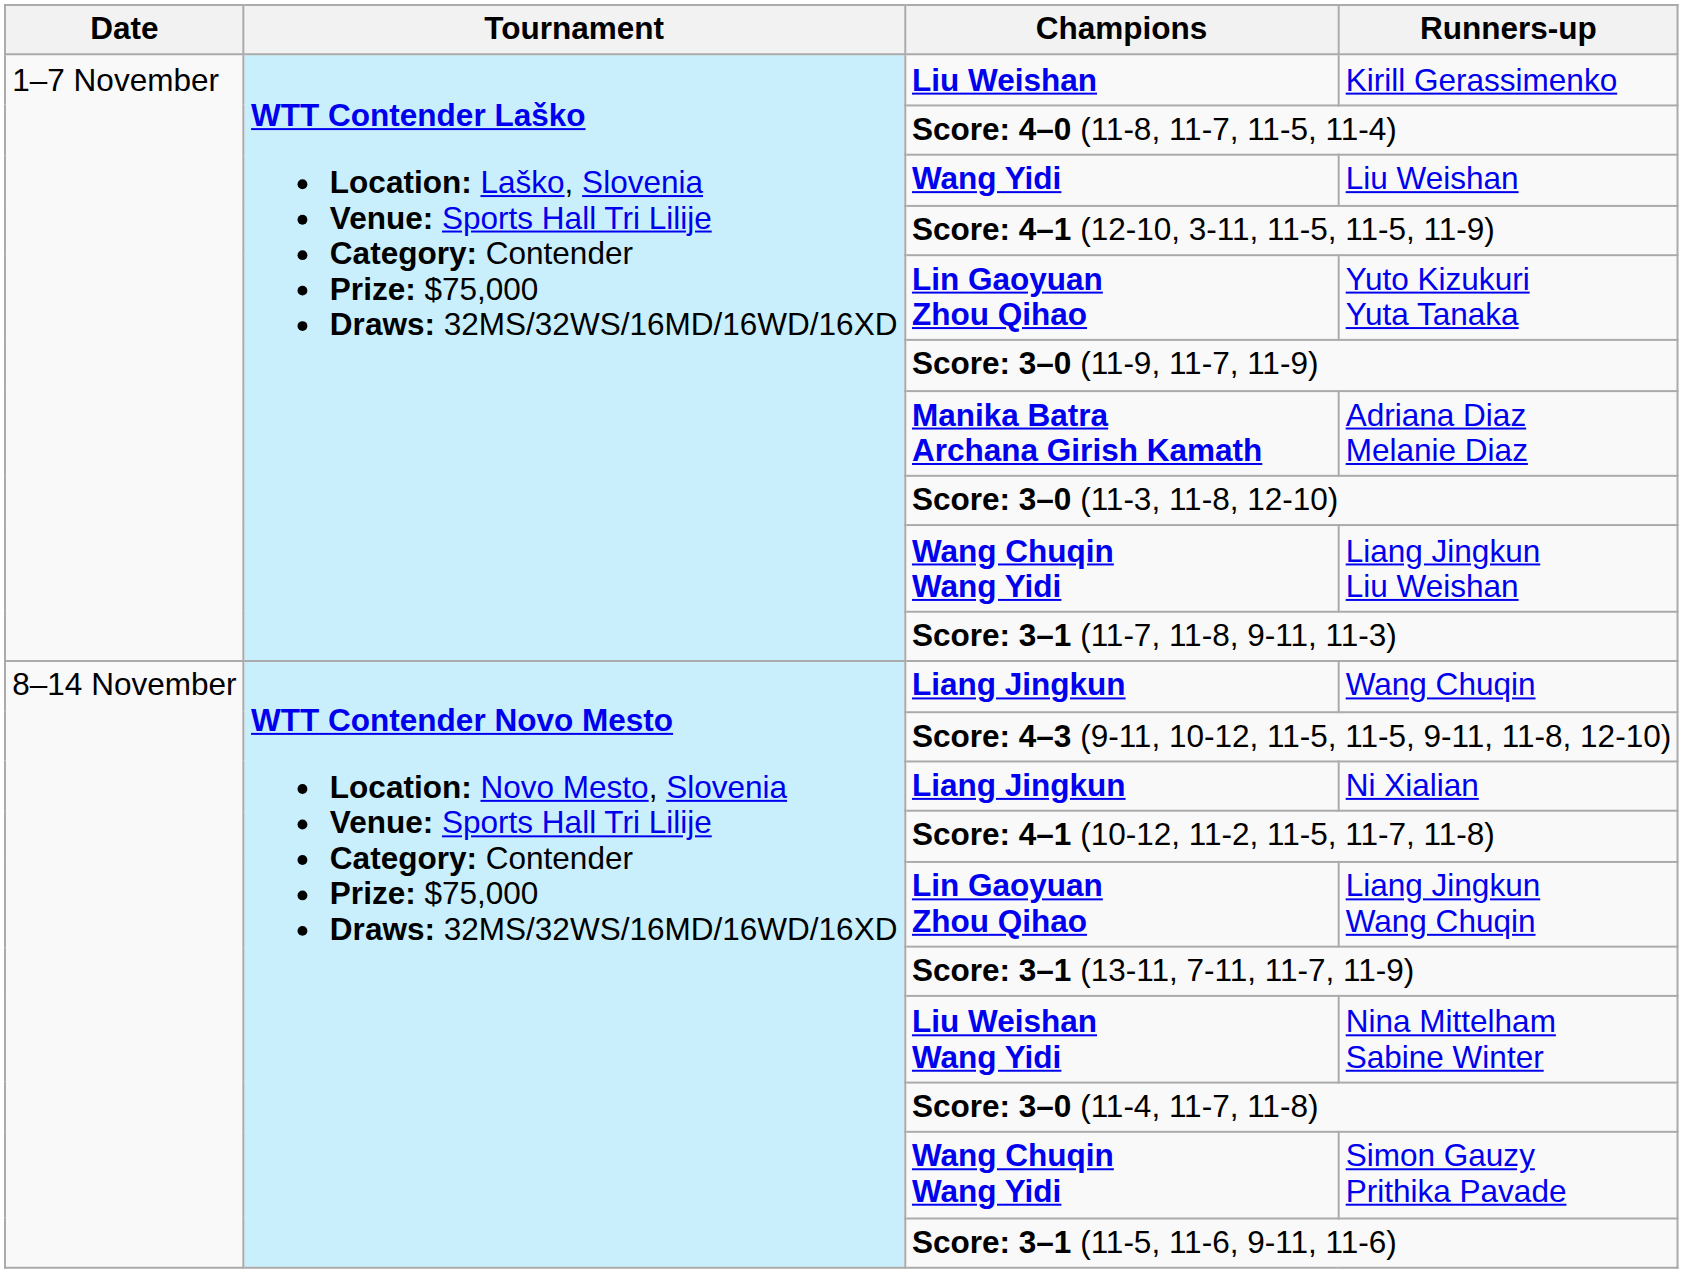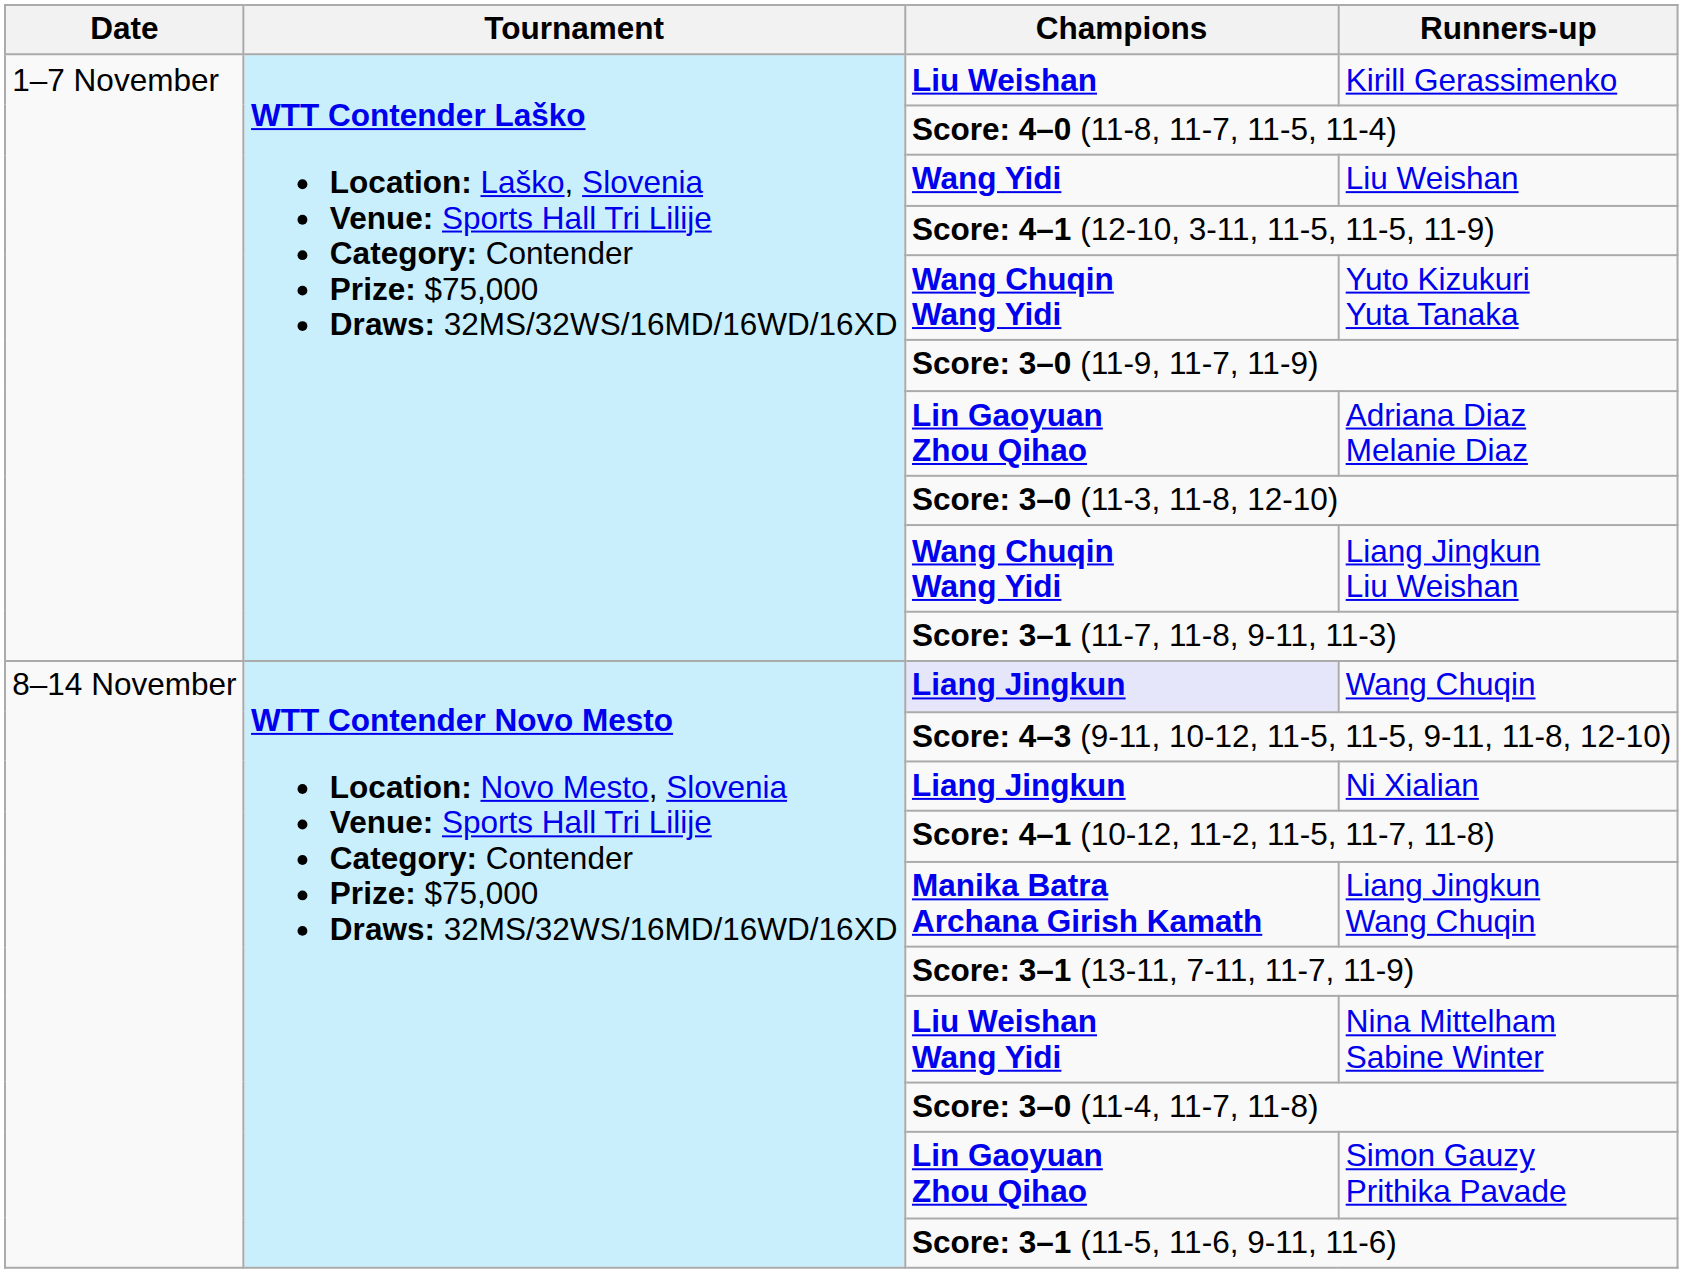(1007, 297) Lin Gaoyuan Zhou Qihao -> (1013, 297) Wang Chuqin Wang Yidi
(1087, 432) Manika Batra Archana Girish Kamath -> (1007, 432) Lin Gaoyuan Zhou Qihao
(1019, 685) no background -> (1019, 685) lavender background
(1007, 903) Lin Gaoyuan Zhou Qihao -> (1087, 903) Manika Batra Archana Girish Kamath
(1013, 1174) Wang Chuqin Wang Yidi -> (1007, 1174) Lin Gaoyuan Zhou Qihao
